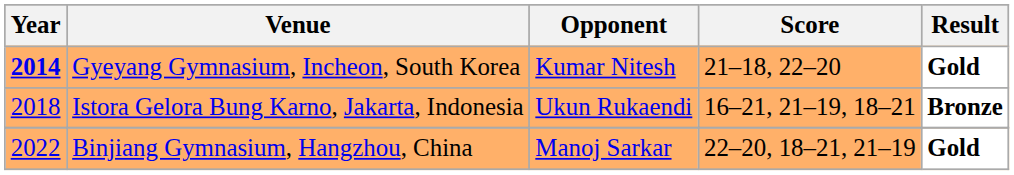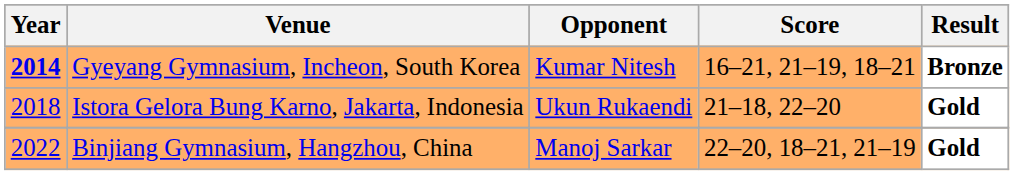(772, 66) 21–18, 22–20 -> (810, 66) 16–21, 21–19, 18–21
(954, 66) Gold -> (965, 66) Bronze
(810, 107) 16–21, 21–19, 18–21 -> (772, 107) 21–18, 22–20
(965, 107) Bronze -> (954, 107) Gold
